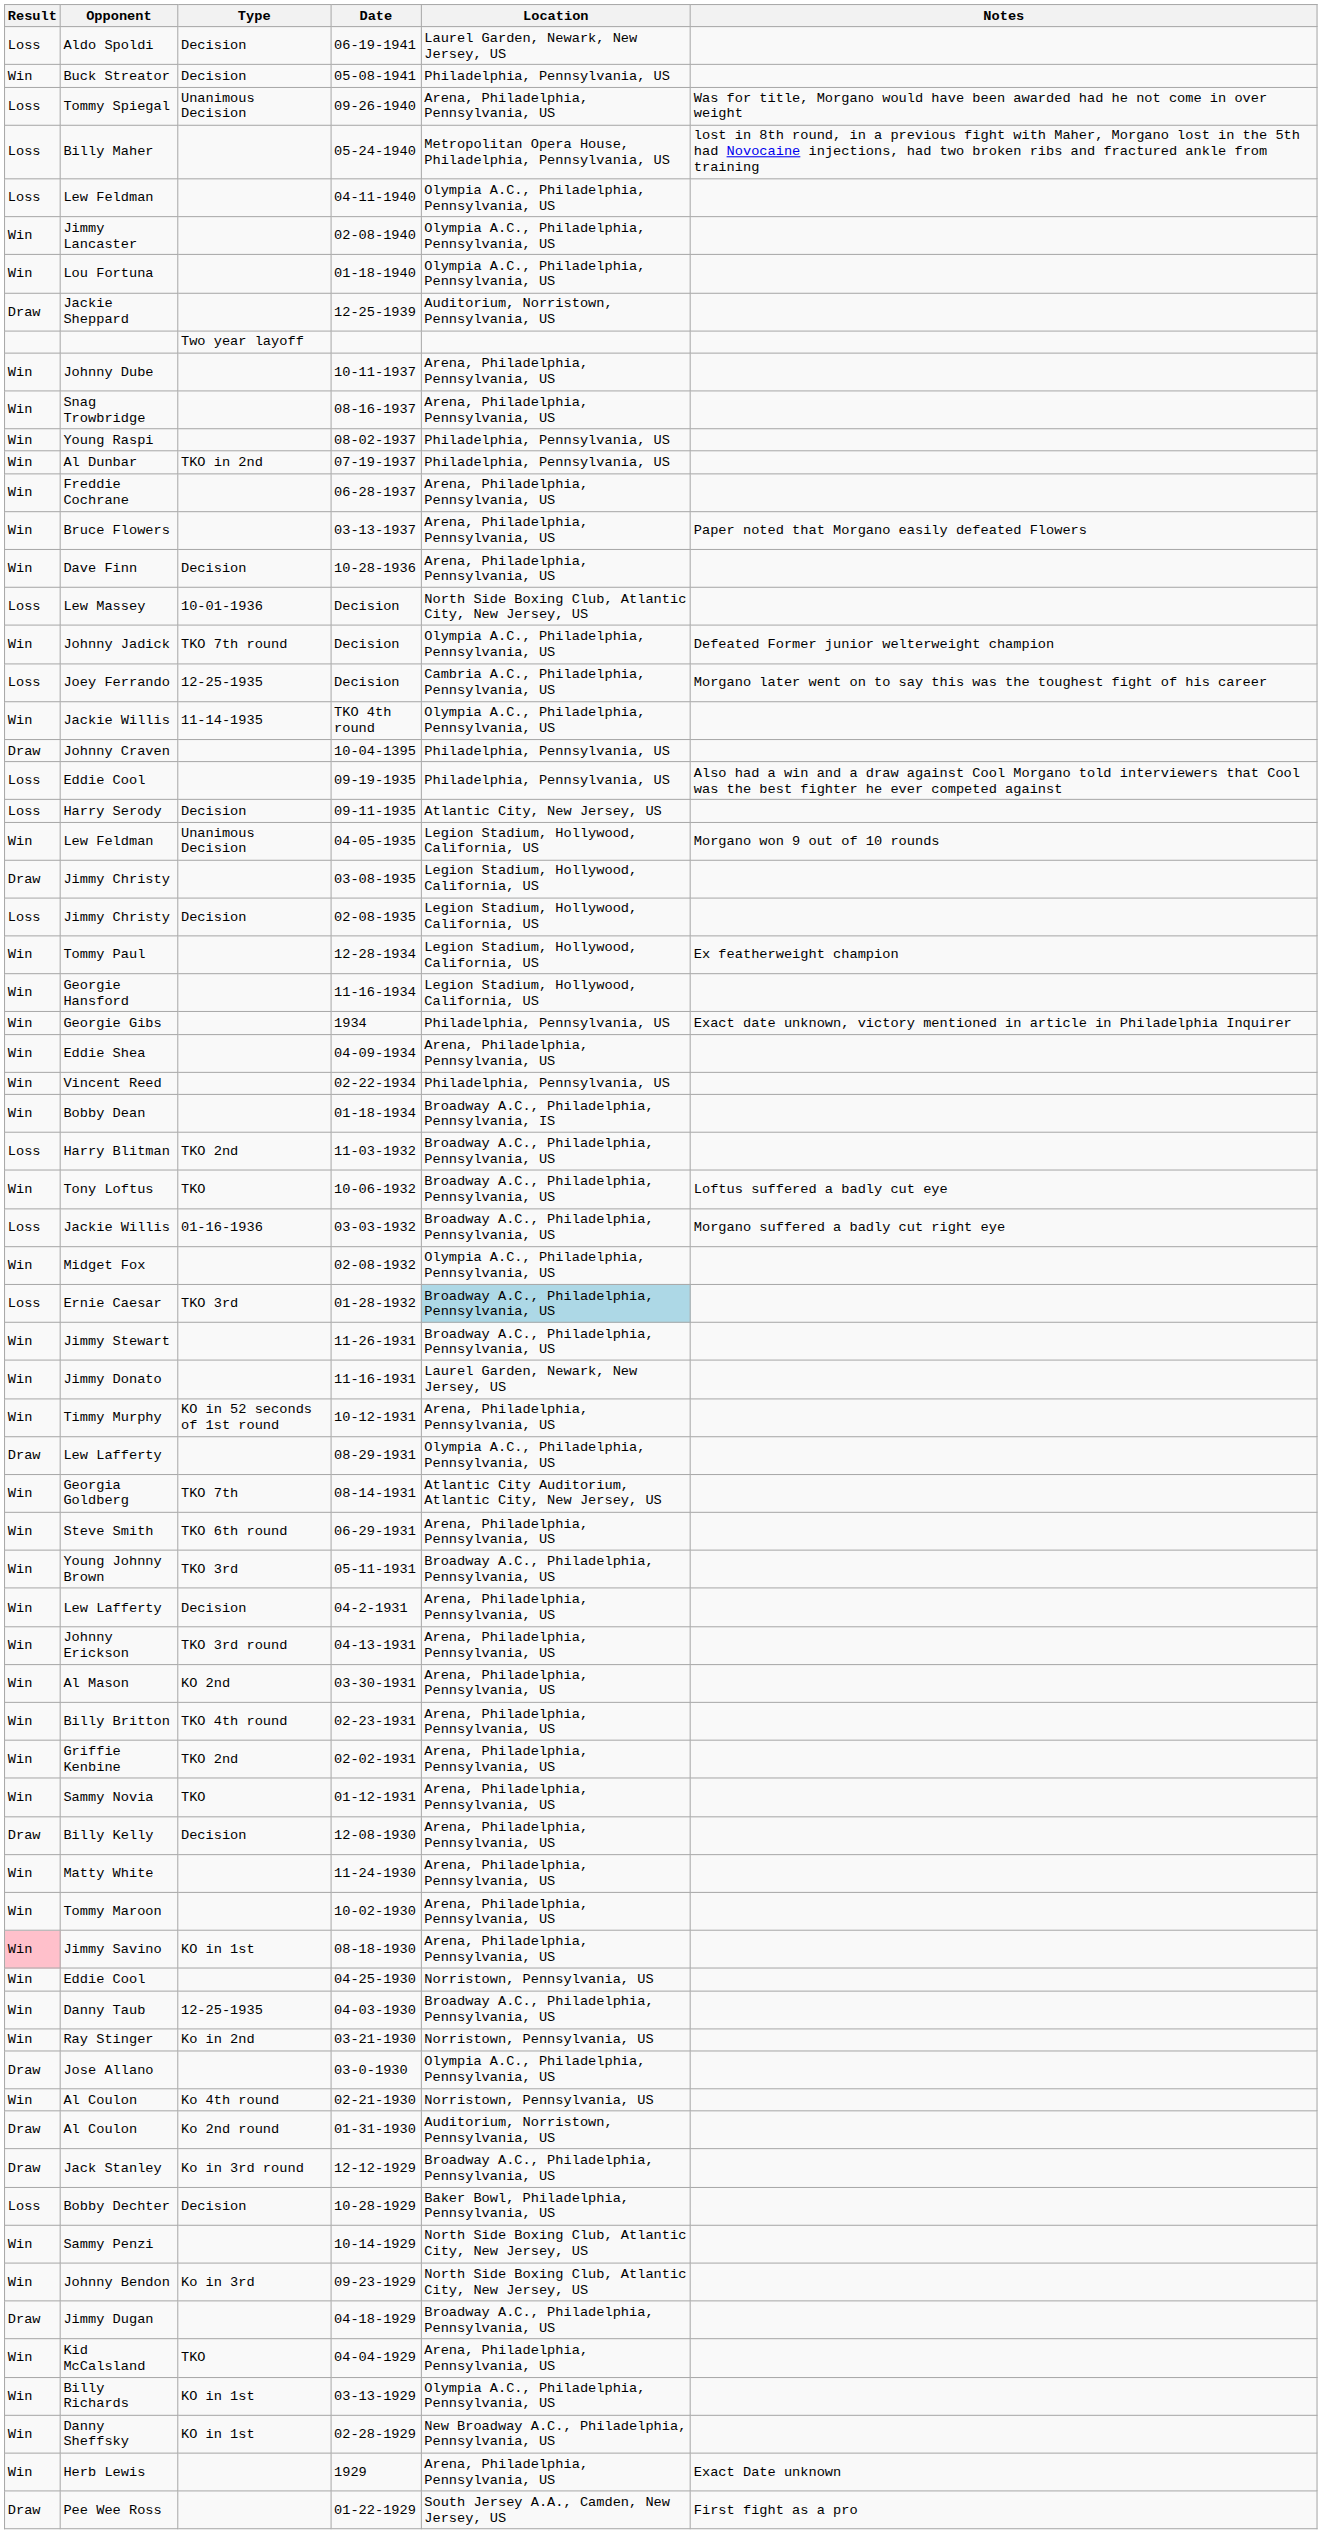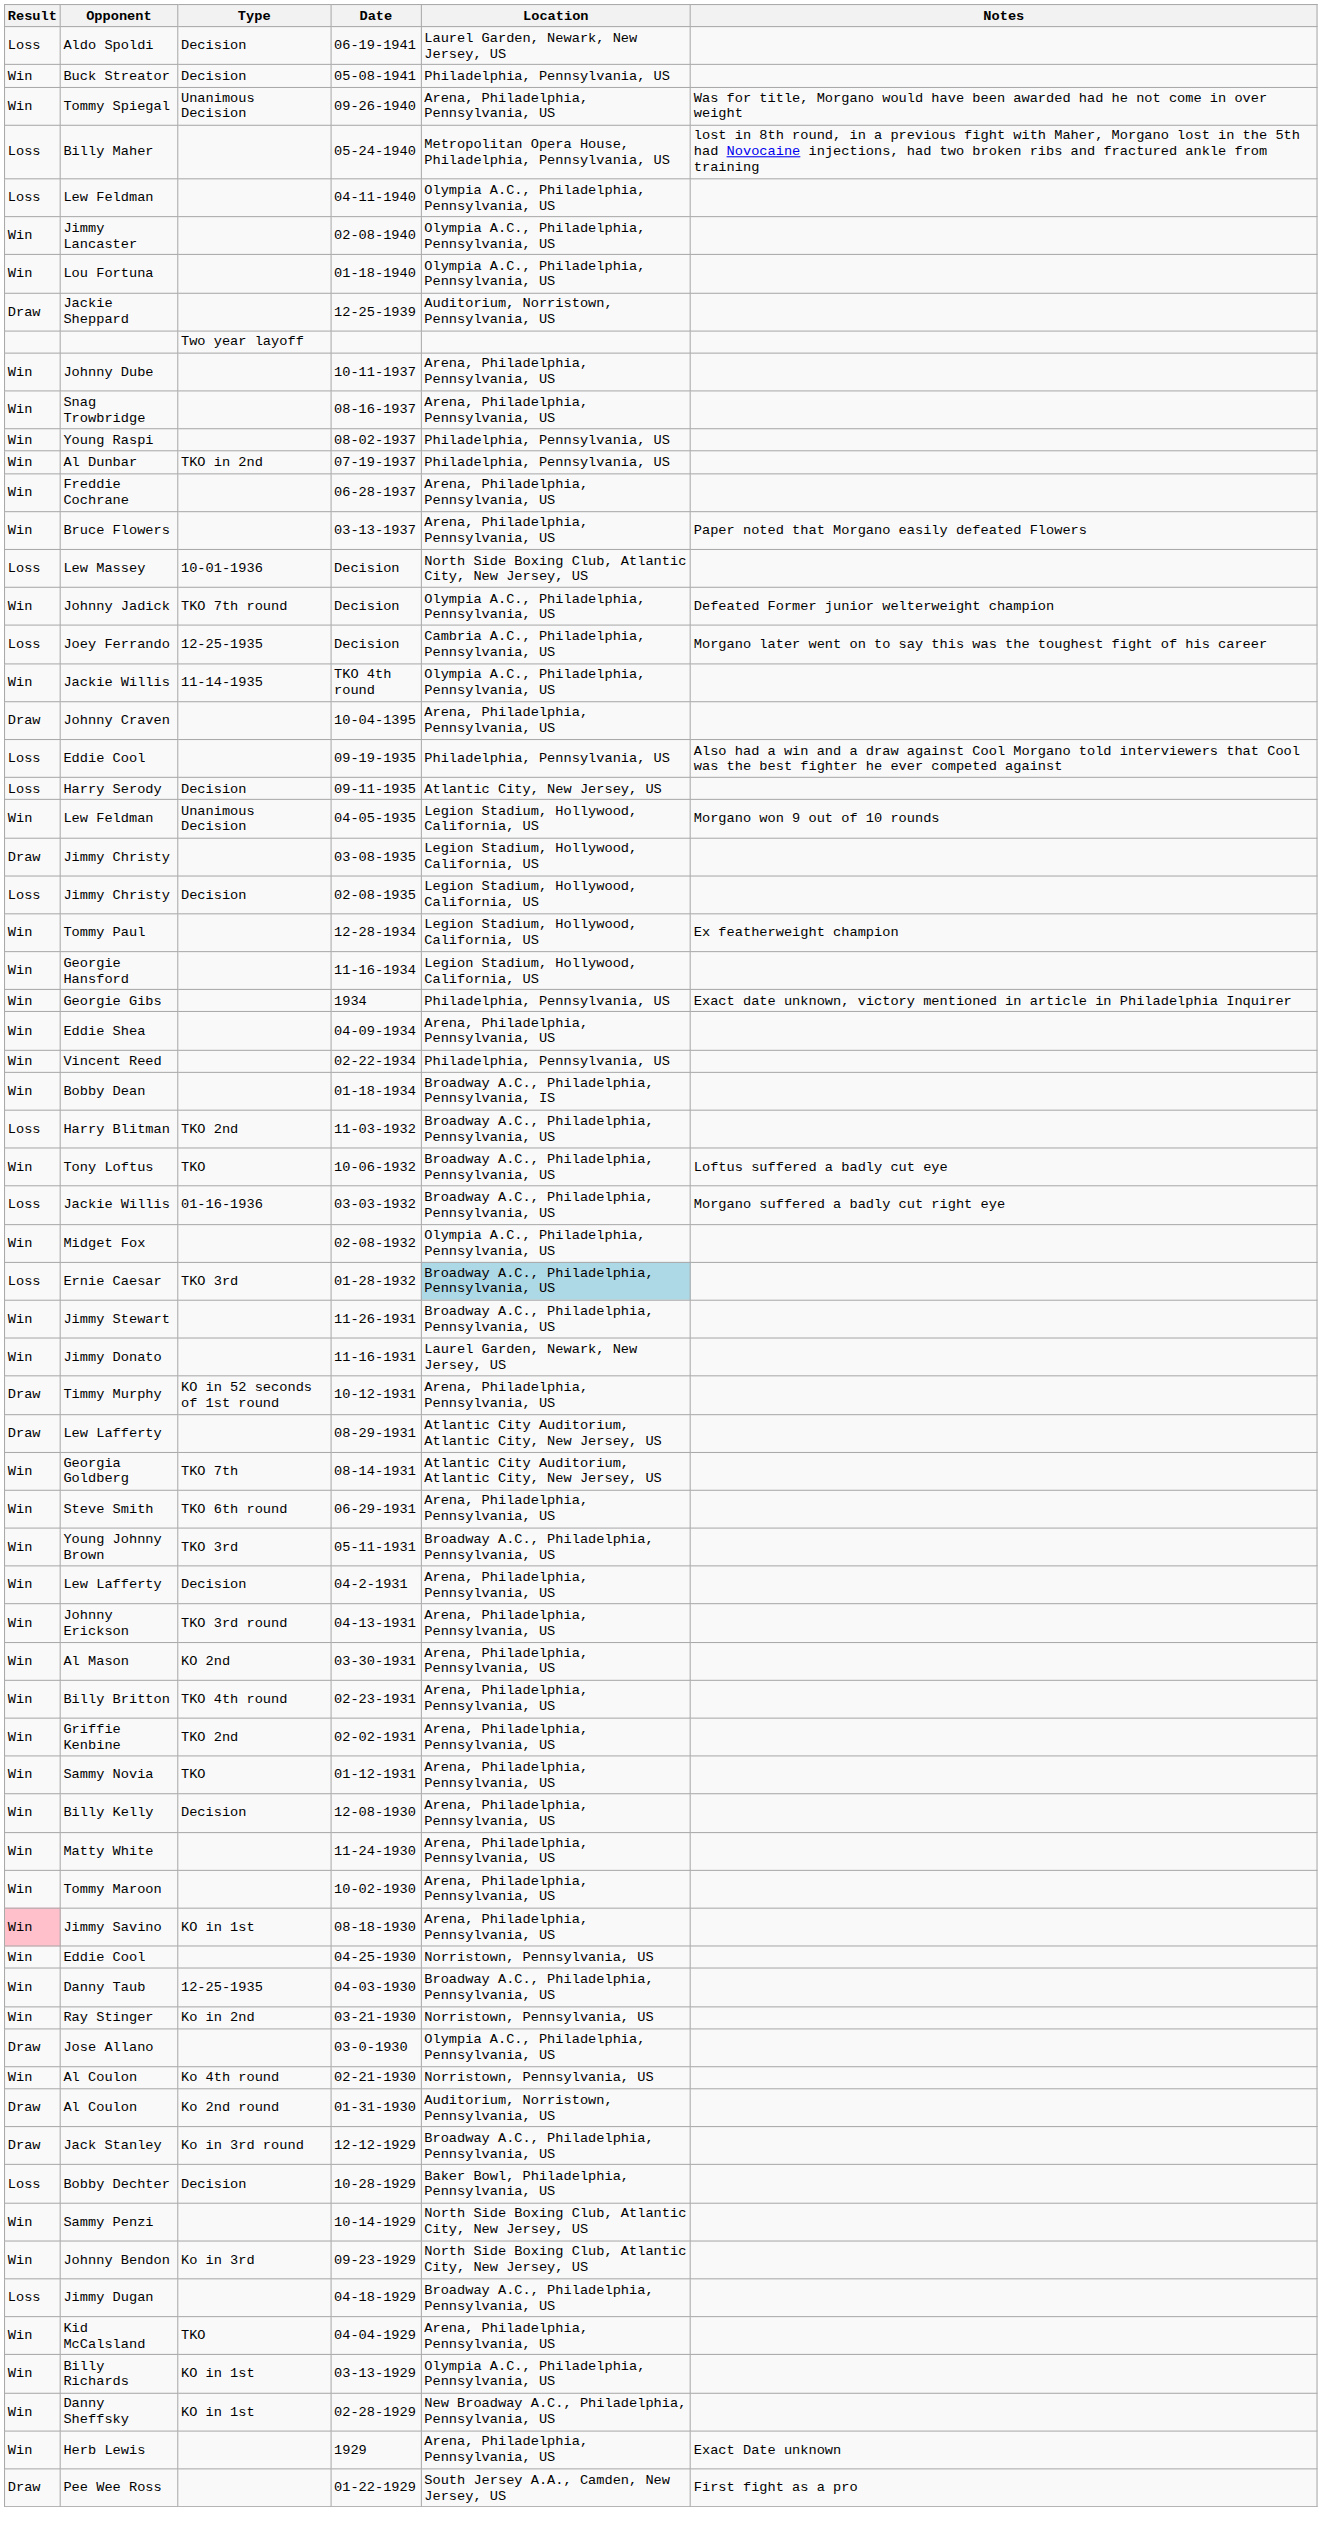(24, 106) Loss -> (20, 106) Win
- row: (100, 568)
(547, 751) Philadelphia, Pennsylvania, US -> (506, 720) Arena, Philadelphia, Pennsylvania, US
(20, 1417) Win -> (24, 1395) Draw
(535, 1455) Olympia A.C., Philadelphia, Pennsylvania, US -> (543, 1433) Atlantic City Auditorium, Atlantic City, New Jersey, US
(24, 1835) Draw -> (20, 1813) Win
(24, 2320) Draw -> (24, 2298) Loss
